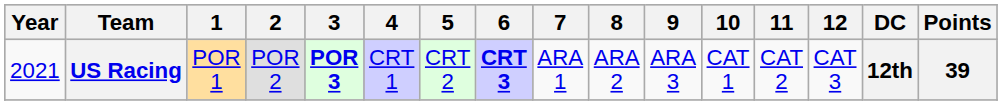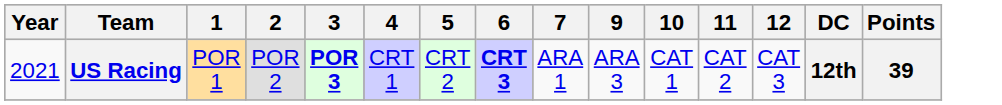- column: (617, 22)
